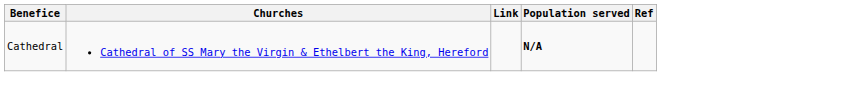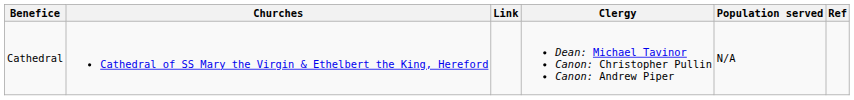+ column: (618, 13)
(533, 46) bold -> (726, 58) normal
